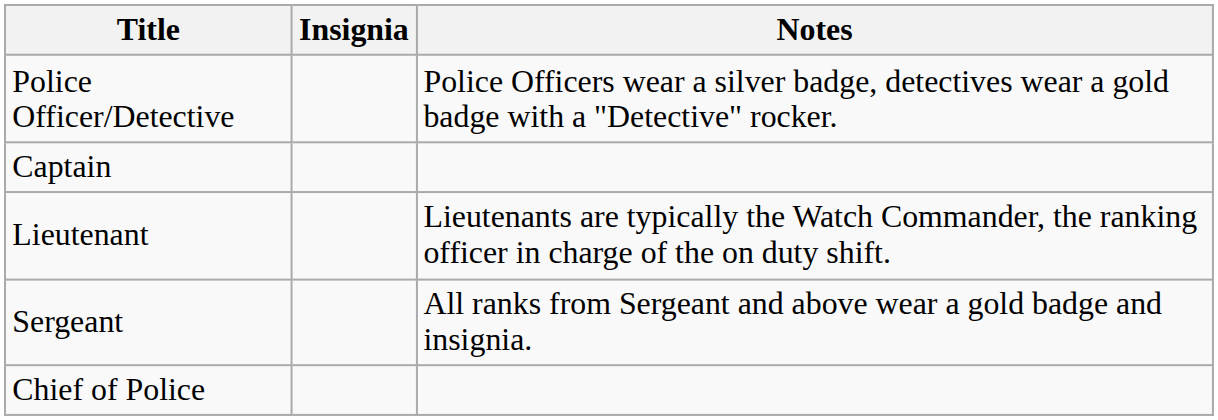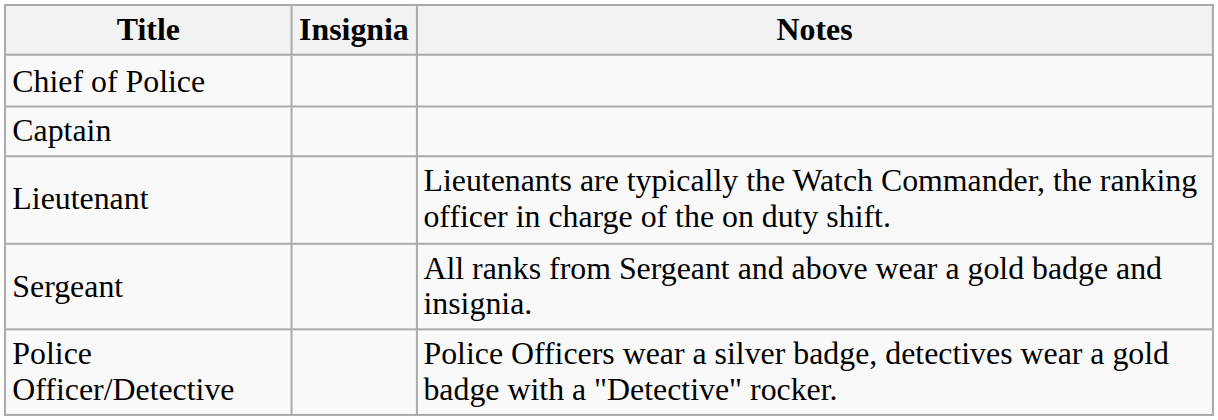rows swapped: (109, 389) <-> (123, 98)
